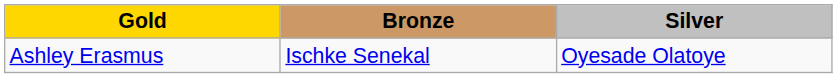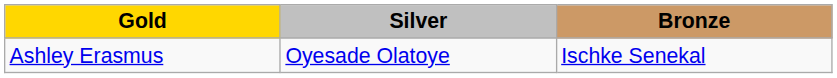columns swapped: (694, 21) <-> (418, 21)
